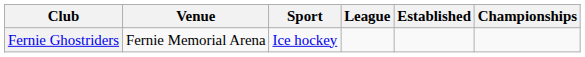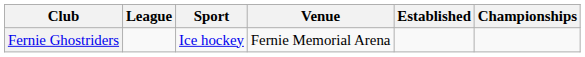columns swapped: (367, 16) <-> (196, 16)
